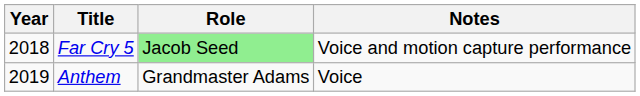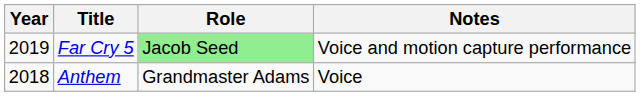(29, 47) 2018 -> (29, 47) 2019
(29, 76) 2019 -> (29, 76) 2018
